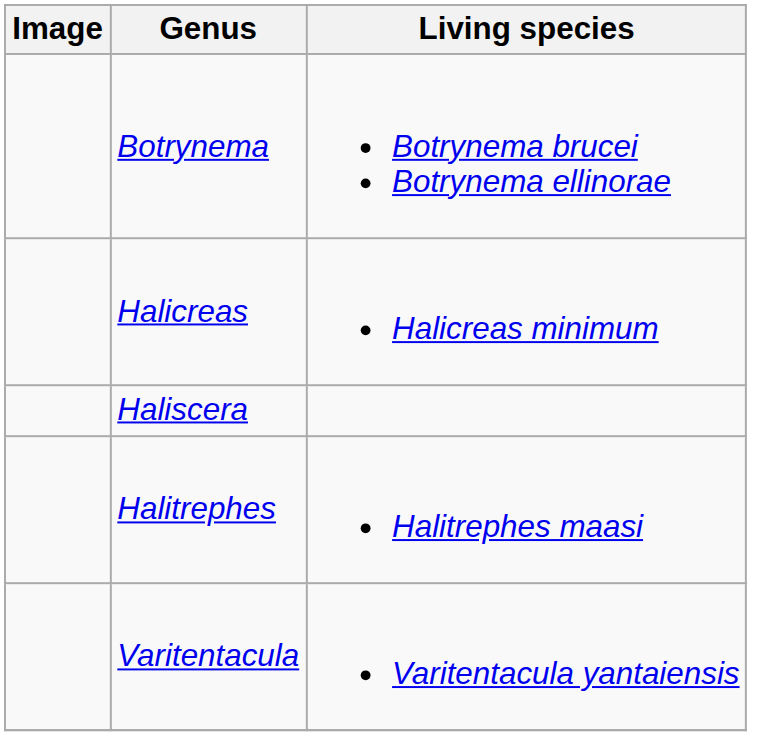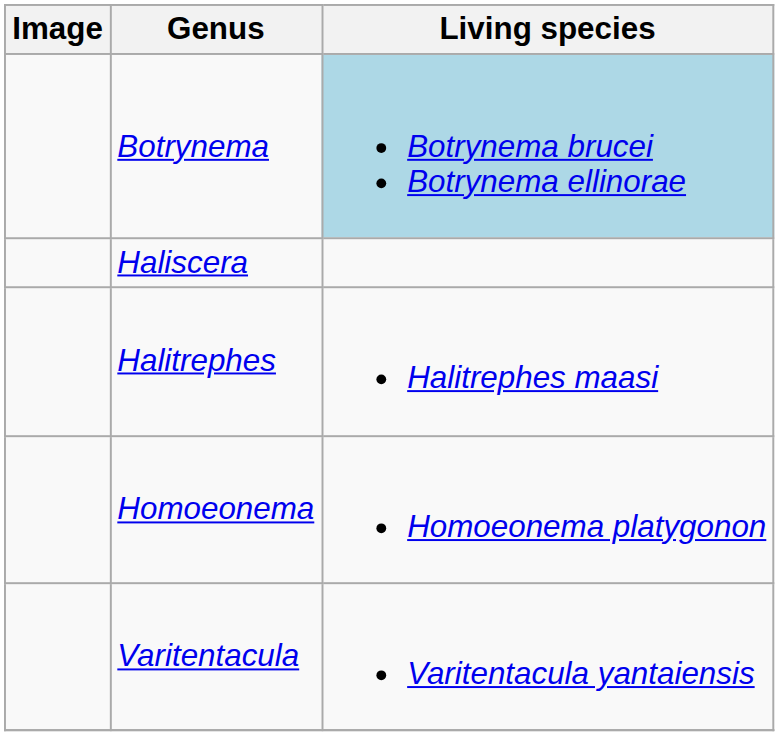(527, 164) no background -> (548, 164) lightblue background
- row: (183, 311)
+ row: (216, 508)
